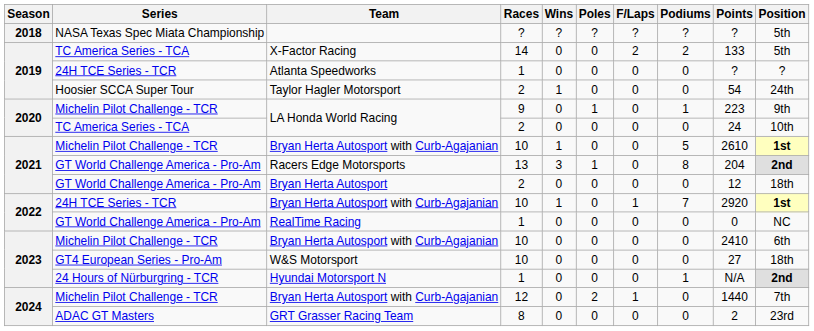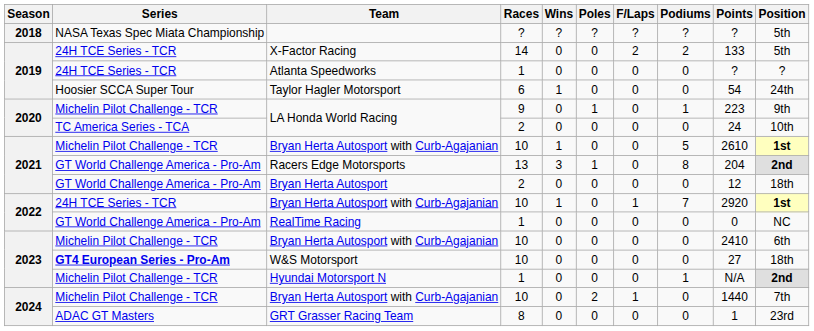(122, 52) TC America Series - TCA -> (116, 52) 24H TCE Series - TCR
(521, 90) 2 -> (521, 90) 6
(139, 260) normal -> (143, 260) bold
(137, 279) 24 Hours of Nürburgring - TCR -> (137, 279) Michelin Pilot Challenge - TCR
(521, 297) 12 -> (521, 297) 10
(735, 316) 2 -> (735, 316) 1
